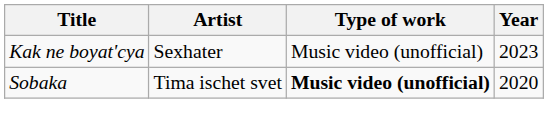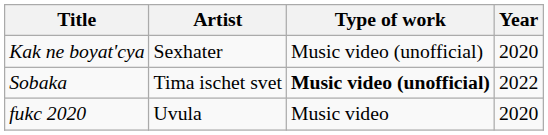(519, 51) 2023 -> (519, 51) 2020
(519, 82) 2020 -> (519, 82) 2022
+ row: (48, 113)
